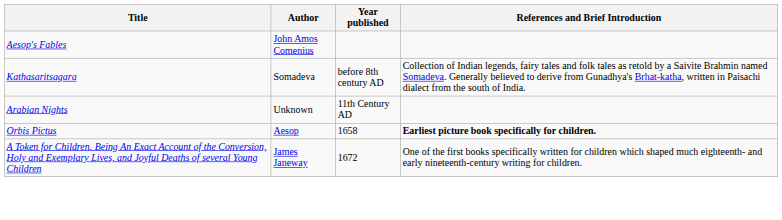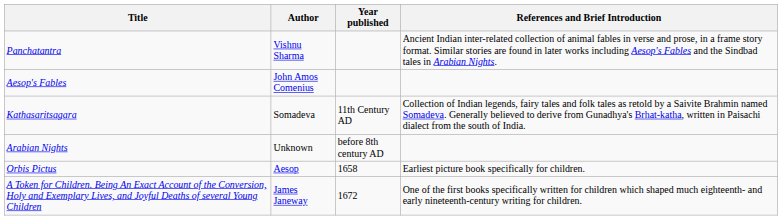+ row: (34, 50)
(361, 77) before 8th century AD -> (364, 115) 11th Century AD
(364, 109) 11th Century AD -> (361, 147) before 8th century AD
(499, 131) bold -> (494, 169) normal
